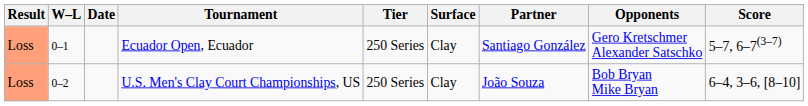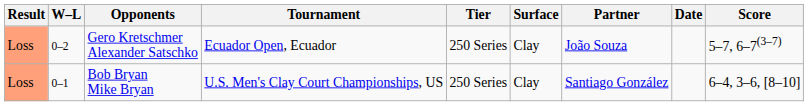columns swapped: (101, 15) <-> (647, 15)
(60, 45) 0–1 -> (60, 45) 0–2
(534, 44) Santiago González -> (596, 44) João Souza
(60, 83) 0–2 -> (60, 83) 0–1
(513, 82) João Souza -> (617, 82) Santiago González
